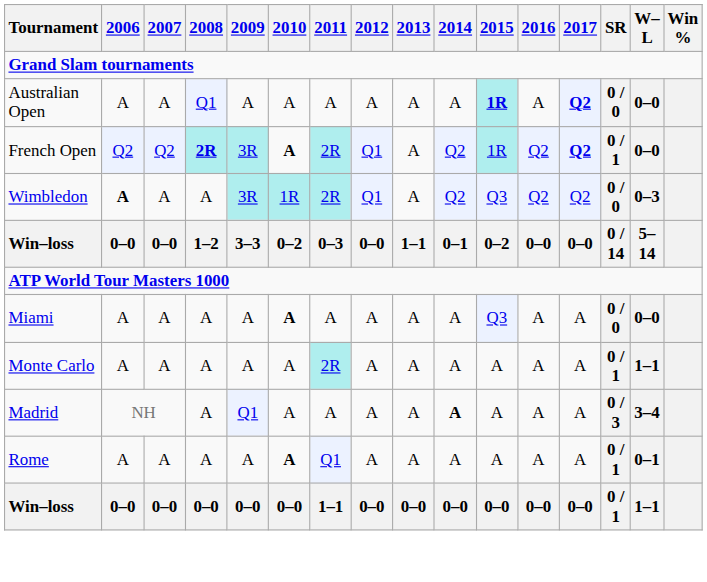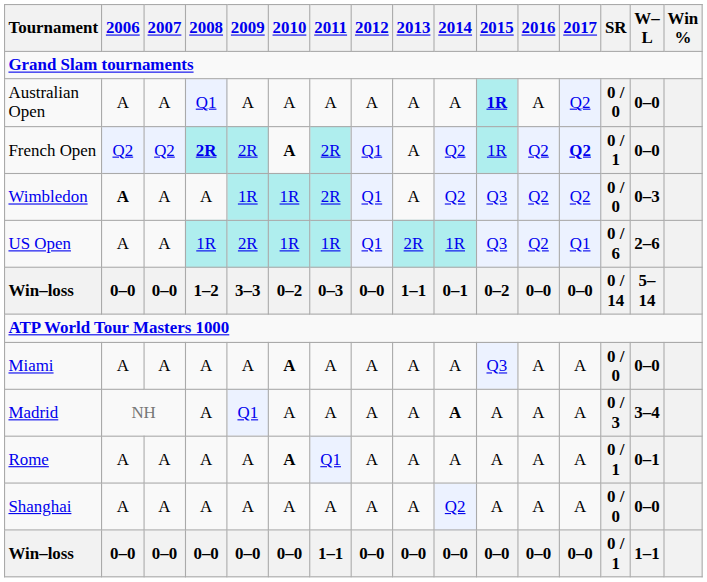(580, 102) bold -> (580, 102) normal
(248, 149) 3R -> (248, 149) 2R
(248, 196) 3R -> (248, 196) 1R
+ row: (40, 243)
- row: (51, 364)
+ row: (40, 506)
